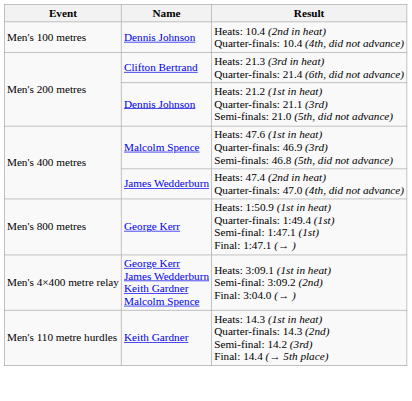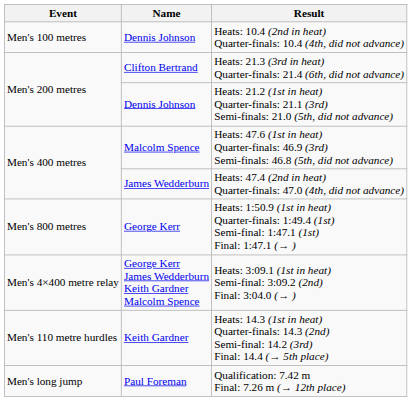+ row: (280, 381)
